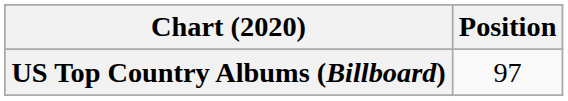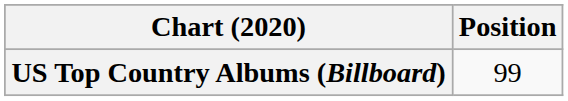(508, 71) 97 -> (508, 71) 99
